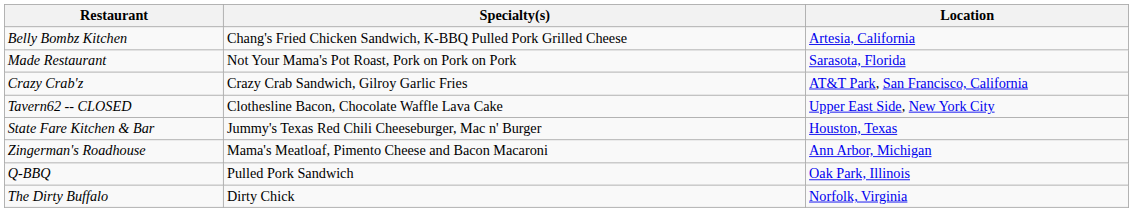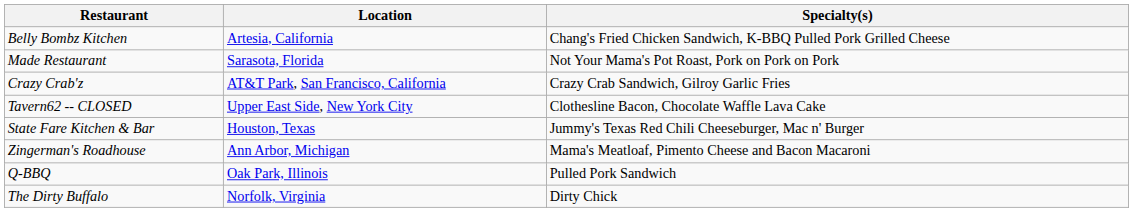columns swapped: (967, 15) <-> (515, 15)
